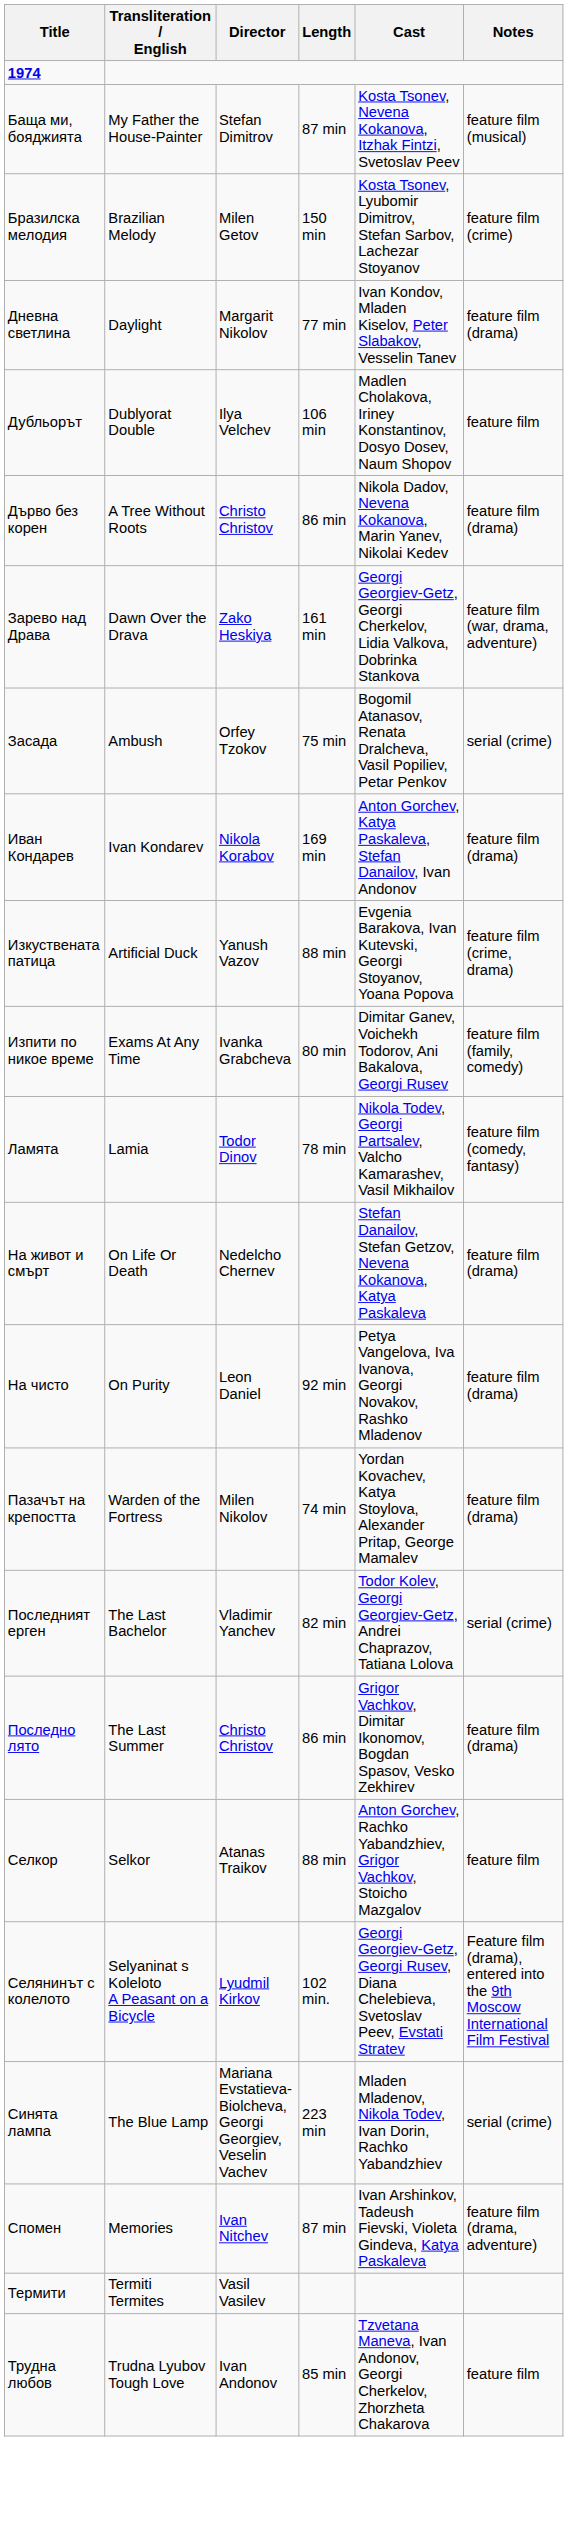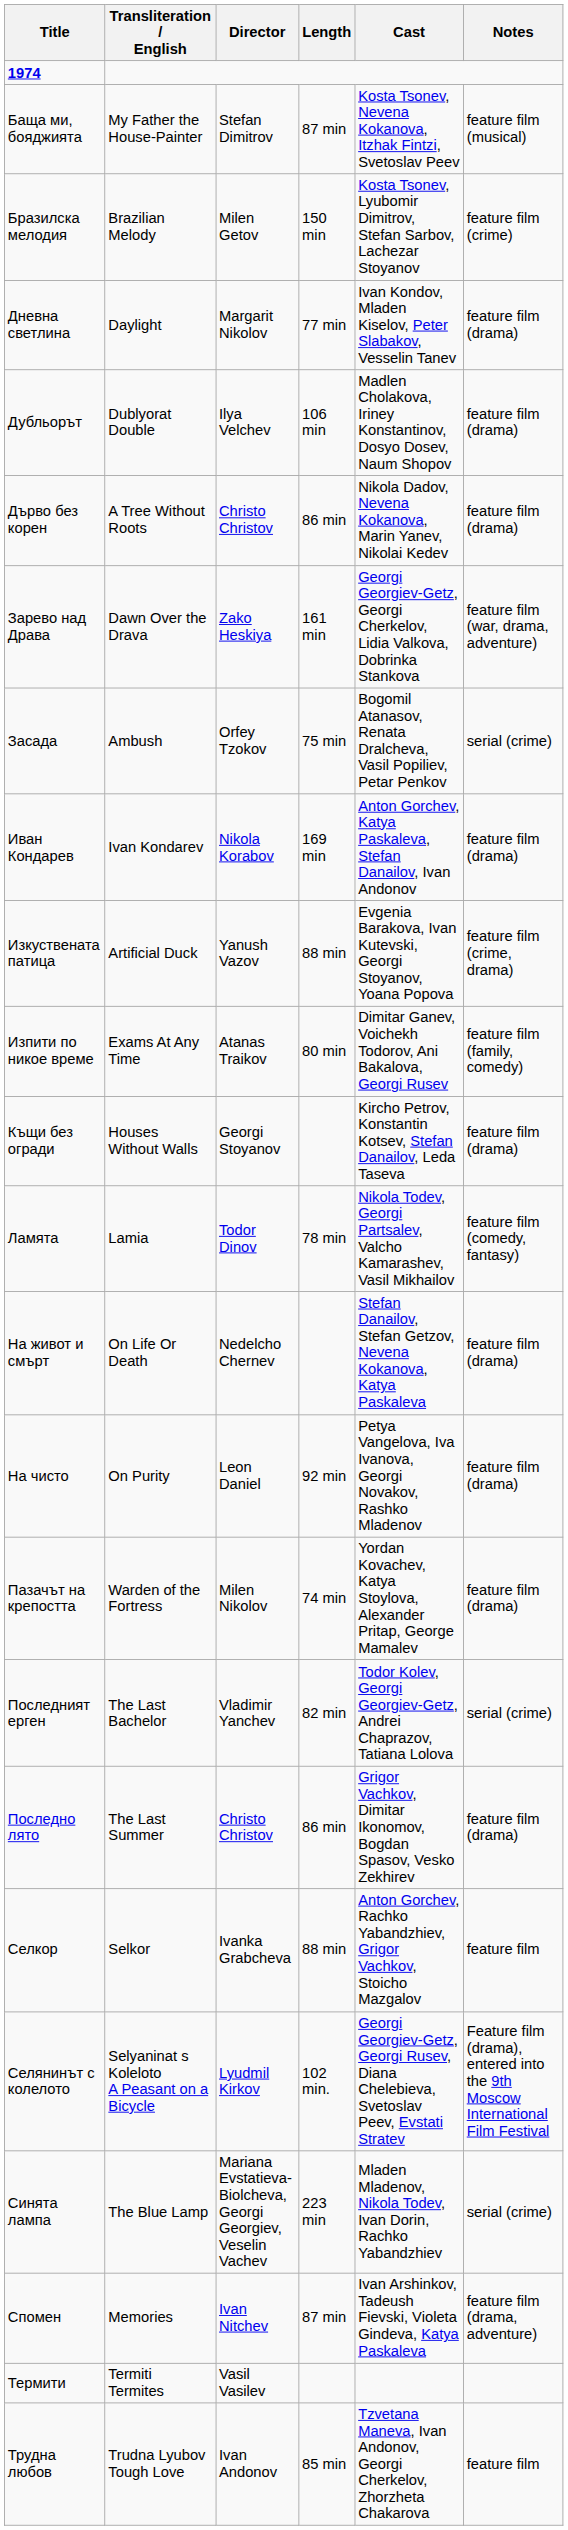(503, 422) feature film -> (503, 422) feature film (drama)
(255, 1051) Ivanka Grabcheva -> (243, 1051) Atanas Traikov
+ row: (40, 1140)
(243, 1860) Atanas Traikov -> (255, 1950) Ivanka Grabcheva
